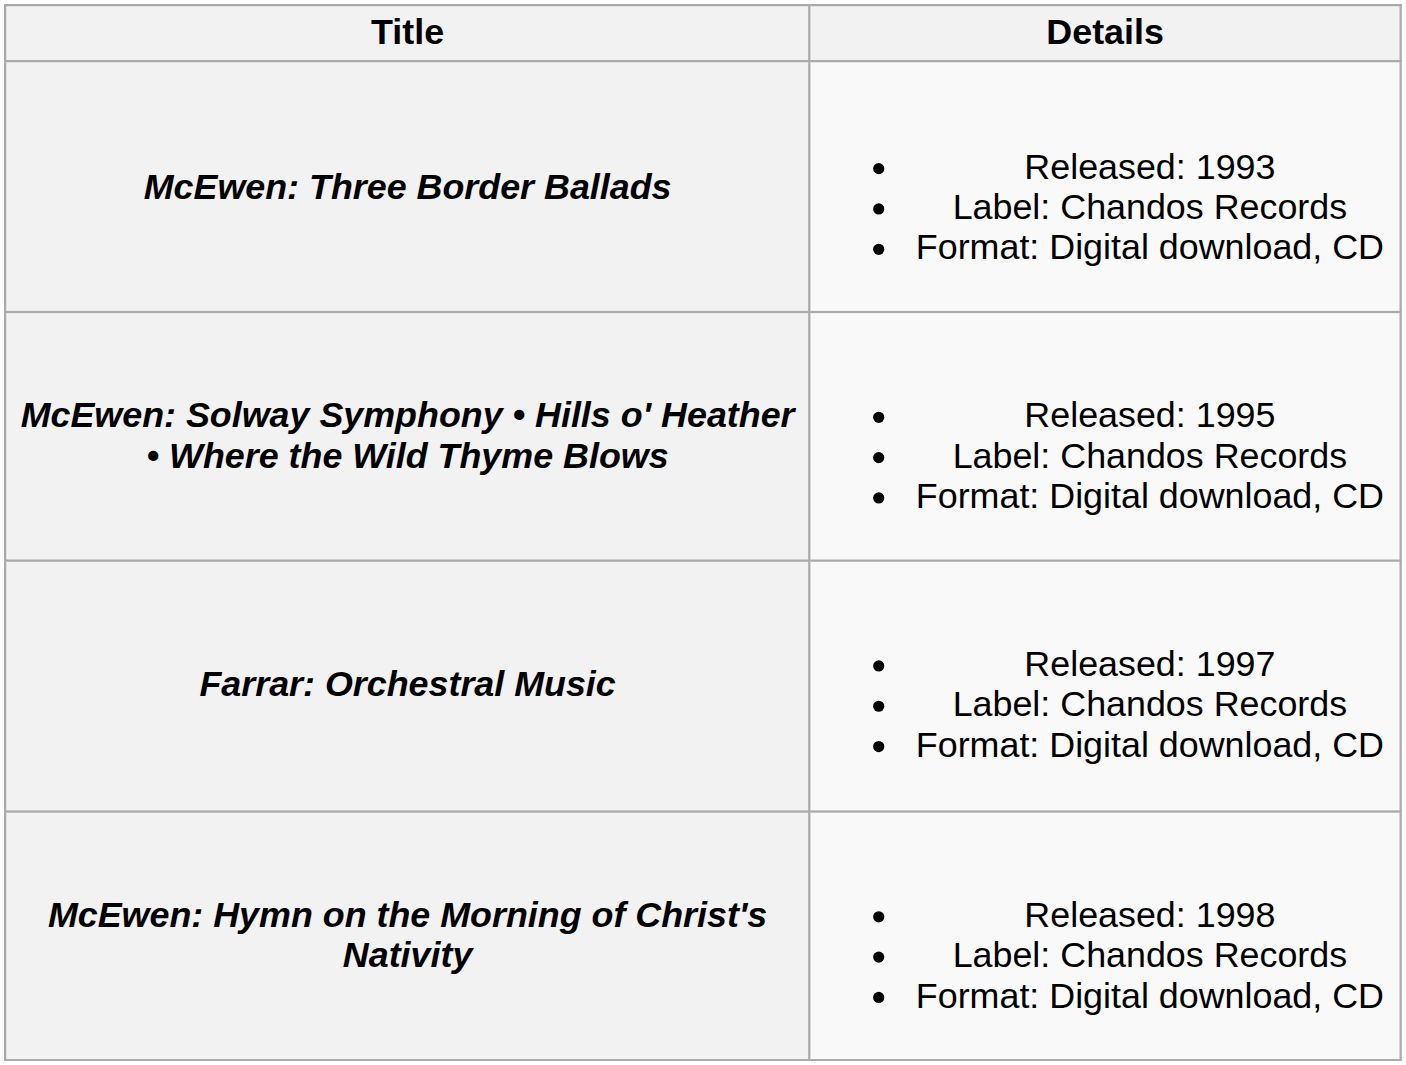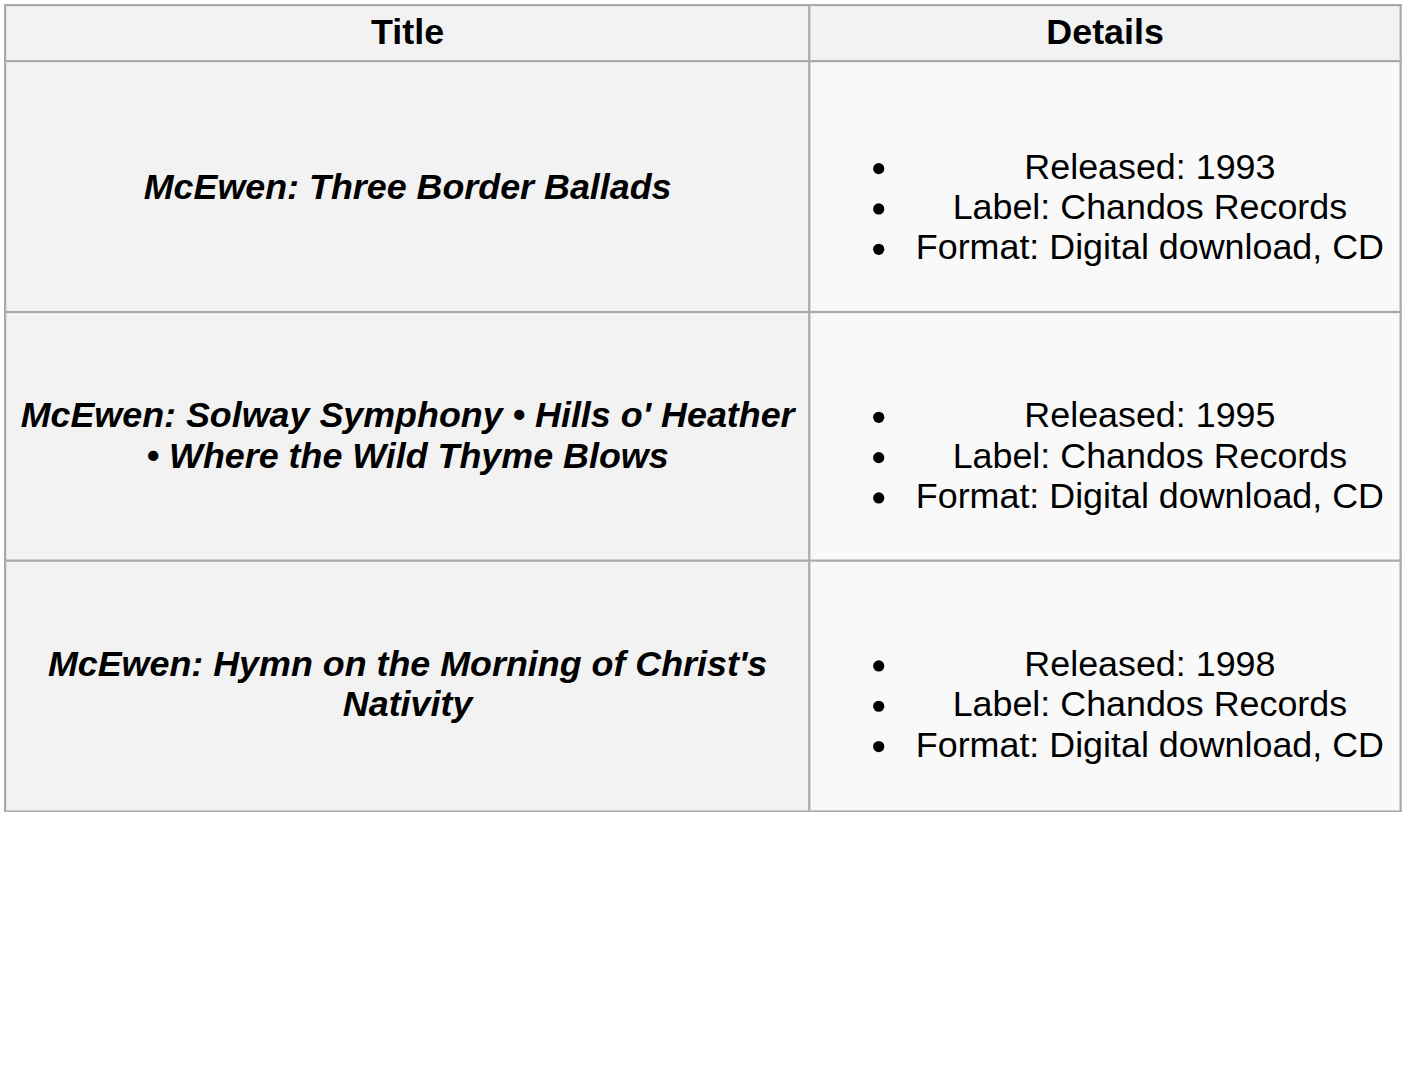- row: (408, 685)
